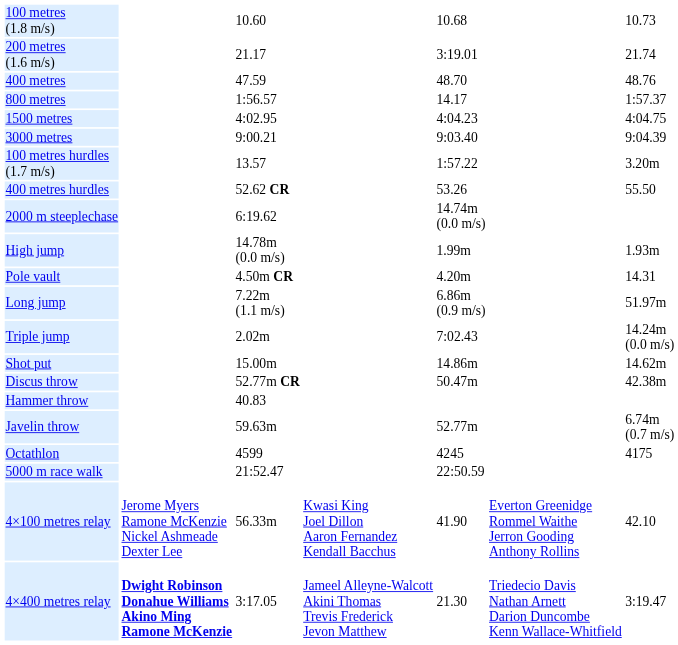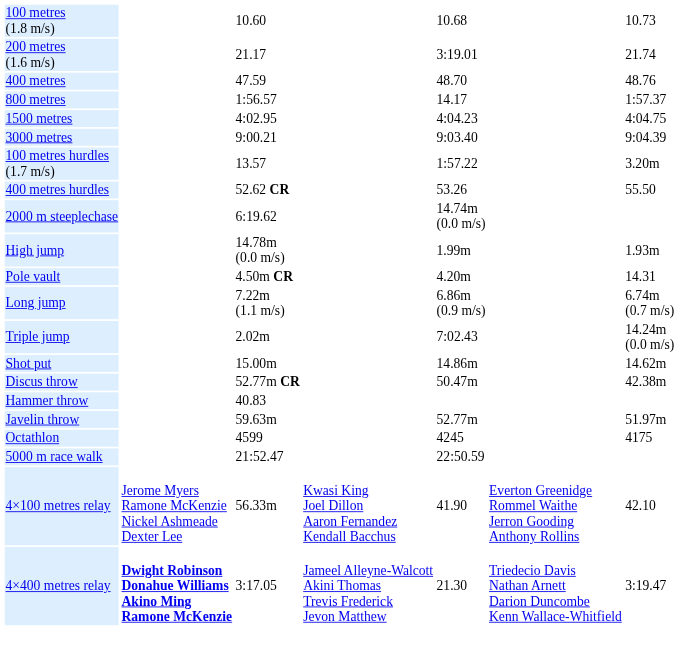(646, 303) 51.97m -> (650, 303) 6.74m (0.7 m/s)
(650, 427) 6.74m (0.7 m/s) -> (646, 419) 51.97m
